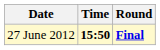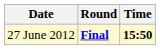columns swapped: (95, 14) <-> (134, 14)
